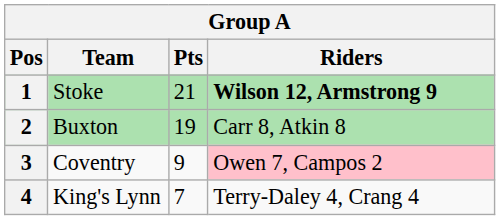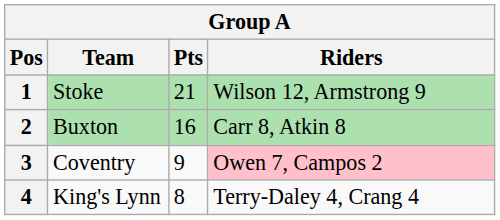(325, 92) bold -> (320, 92) normal
(185, 127) 19 -> (185, 127) 16
(179, 197) 7 -> (179, 197) 8
